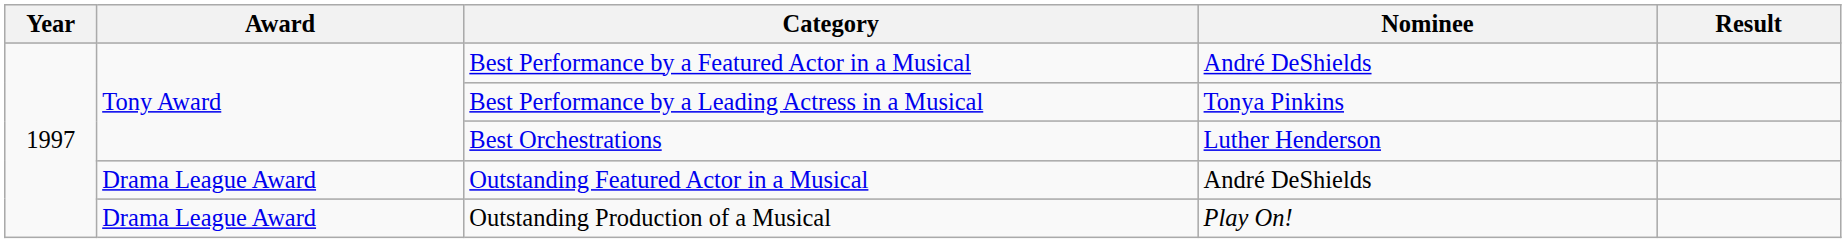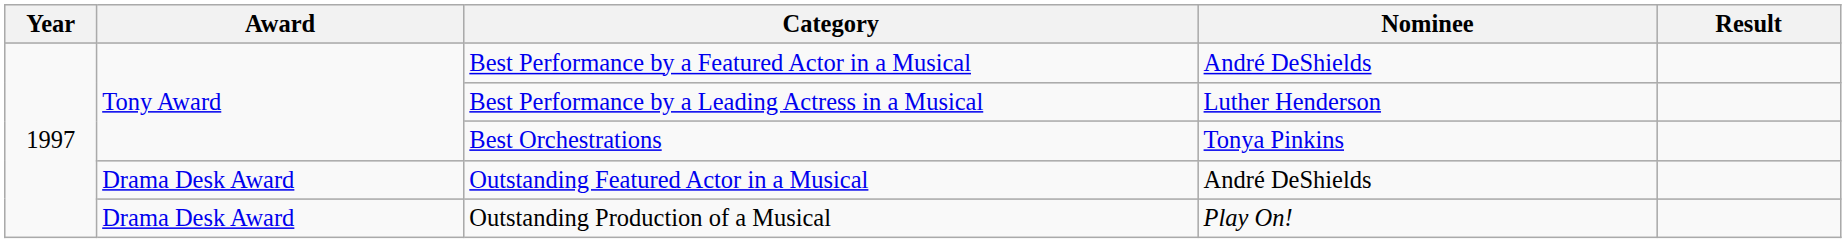(1274, 101) Tonya Pinkins -> (1292, 101) Luther Henderson
(1292, 140) Luther Henderson -> (1274, 140) Tonya Pinkins
(209, 179) Drama League Award -> (198, 179) Drama Desk Award
(209, 218) Drama League Award -> (198, 218) Drama Desk Award
